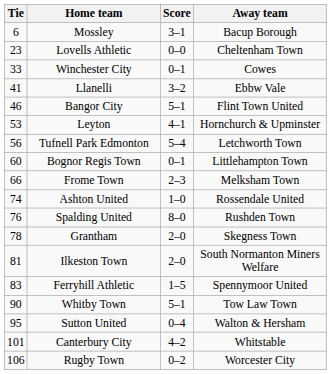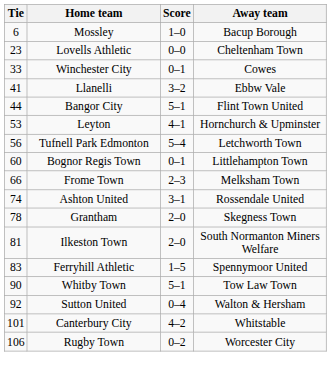(177, 32) 3–1 -> (177, 32) 1–0
(16, 106) 46 -> (16, 106) 44
(177, 198) 1–0 -> (177, 198) 3–1
- row: (94, 217)
(16, 323) 95 -> (16, 304) 92
